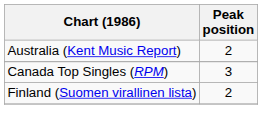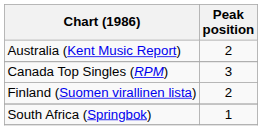+ row: (79, 114)
